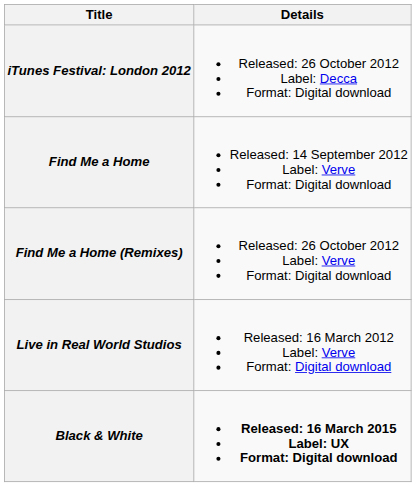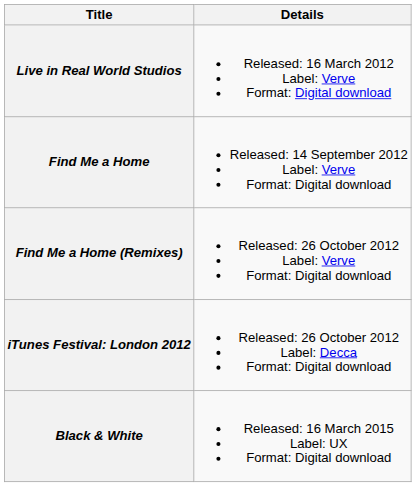rows swapped: (99, 344) <-> (99, 70)
(302, 444) bold -> (302, 444) normal
